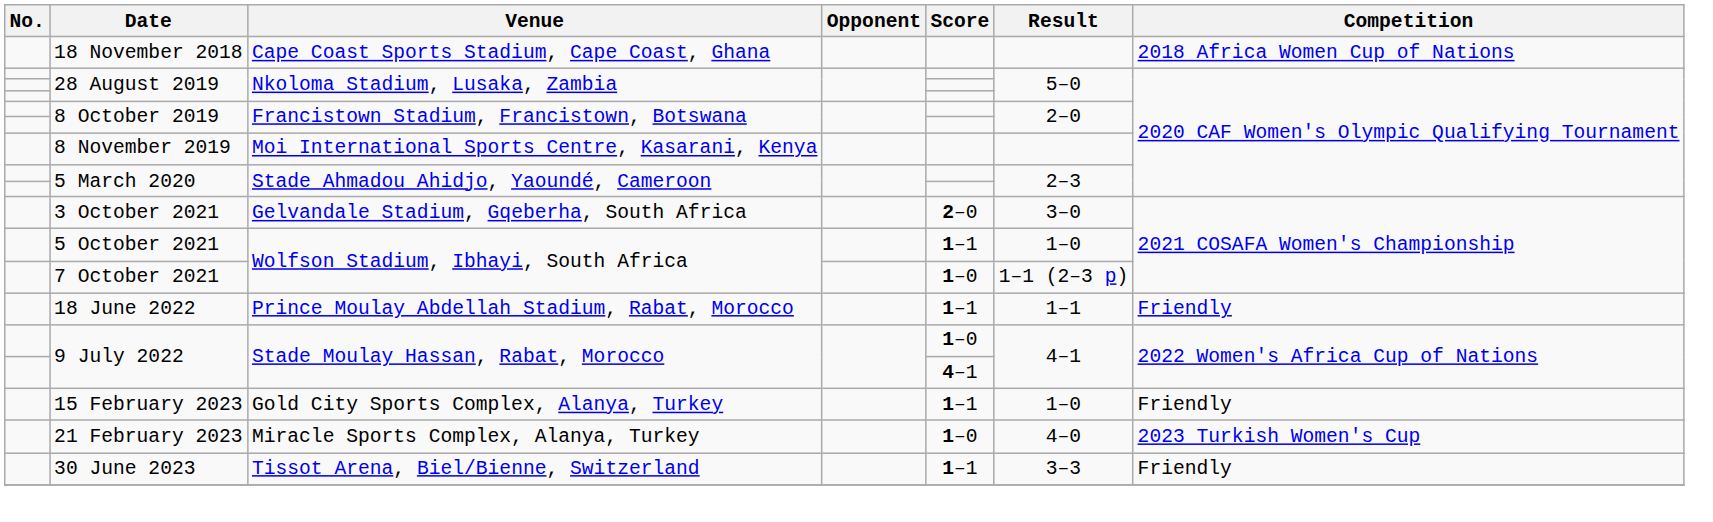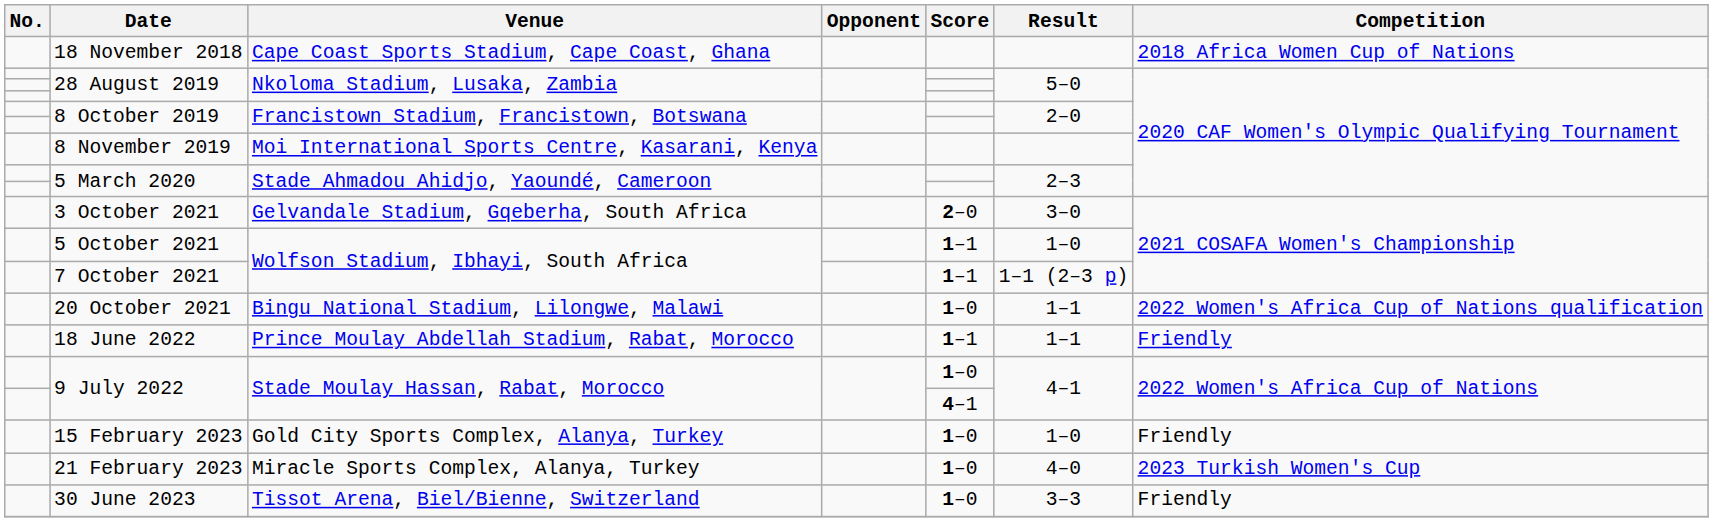(960, 277) 1–0 -> (960, 277) 1–1
+ row: (142, 309)
(960, 405) 1–1 -> (960, 437) 1–0
(960, 469) 1–1 -> (960, 501) 1–0
